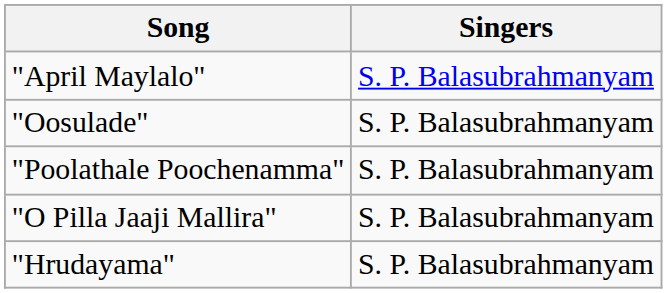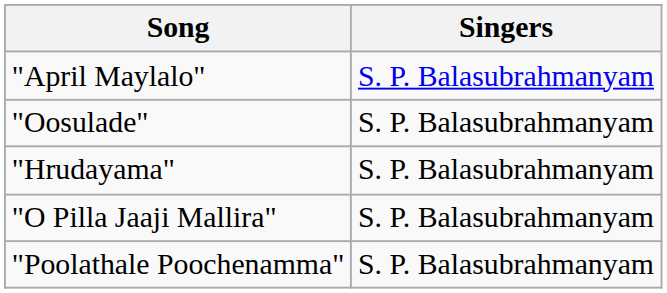rows swapped: (93, 264) <-> (178, 169)
